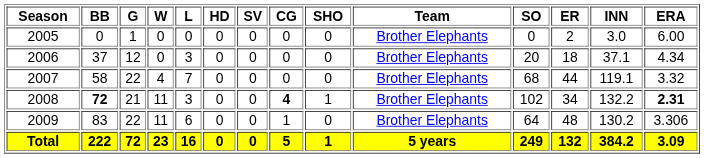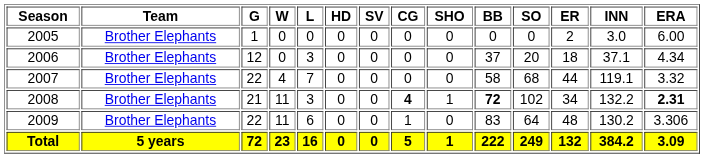columns swapped: (432, 16) <-> (100, 16)
